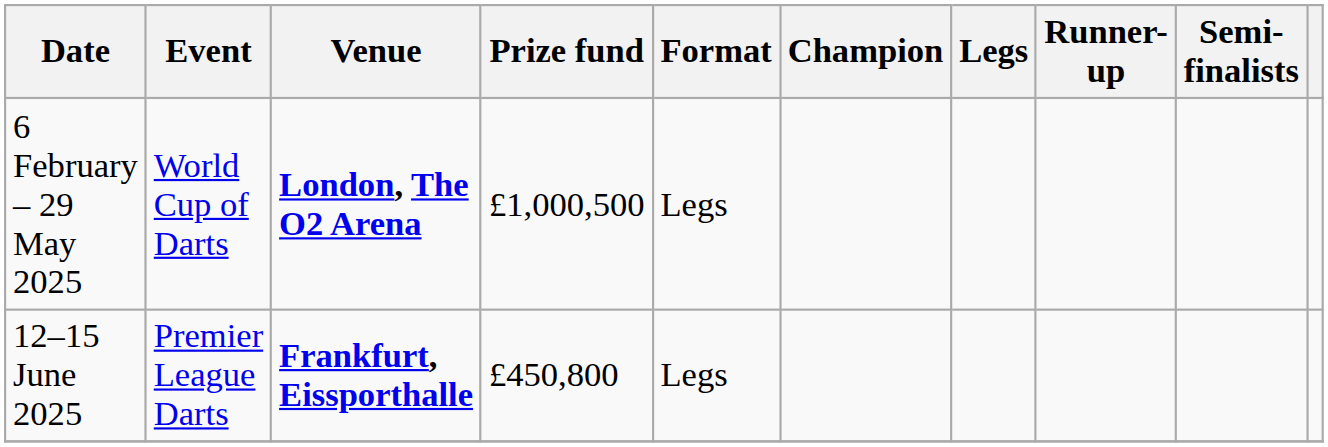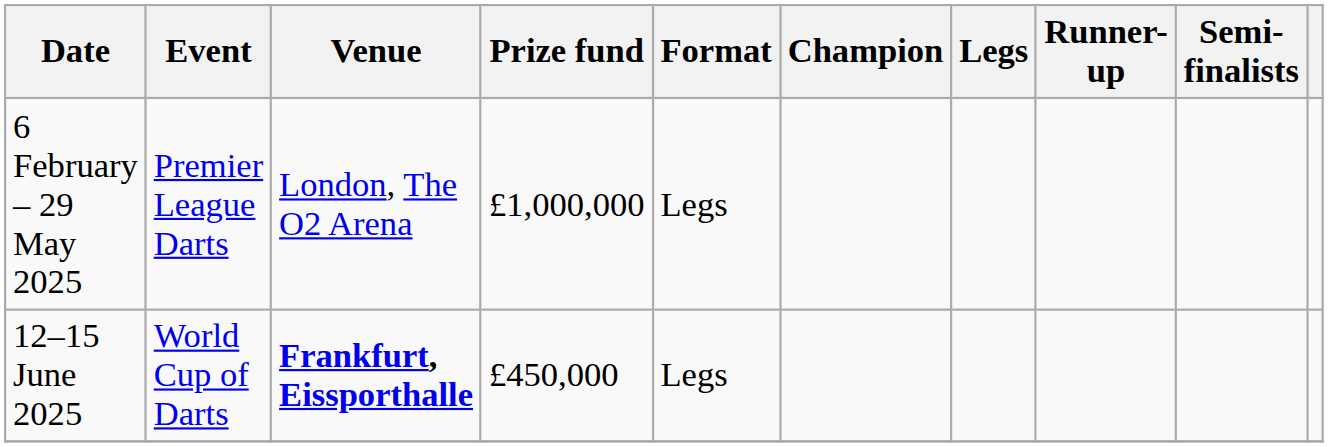(201, 203) World Cup of Darts -> (208, 203) Premier League Darts
(374, 203) bold -> (368, 203) normal
(567, 203) £1,000,500 -> (567, 203) £1,000,000
(208, 374) Premier League Darts -> (201, 374) World Cup of Darts
(554, 374) £450,800 -> (554, 374) £450,000
